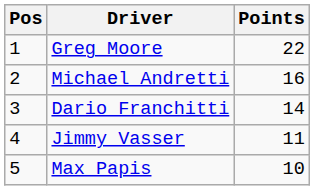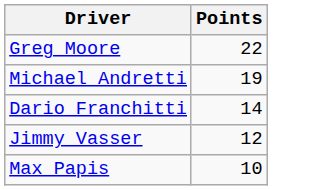- column: (26, 20)
(294, 80) 16 -> (251, 80) 19
(294, 140) 11 -> (251, 140) 12
